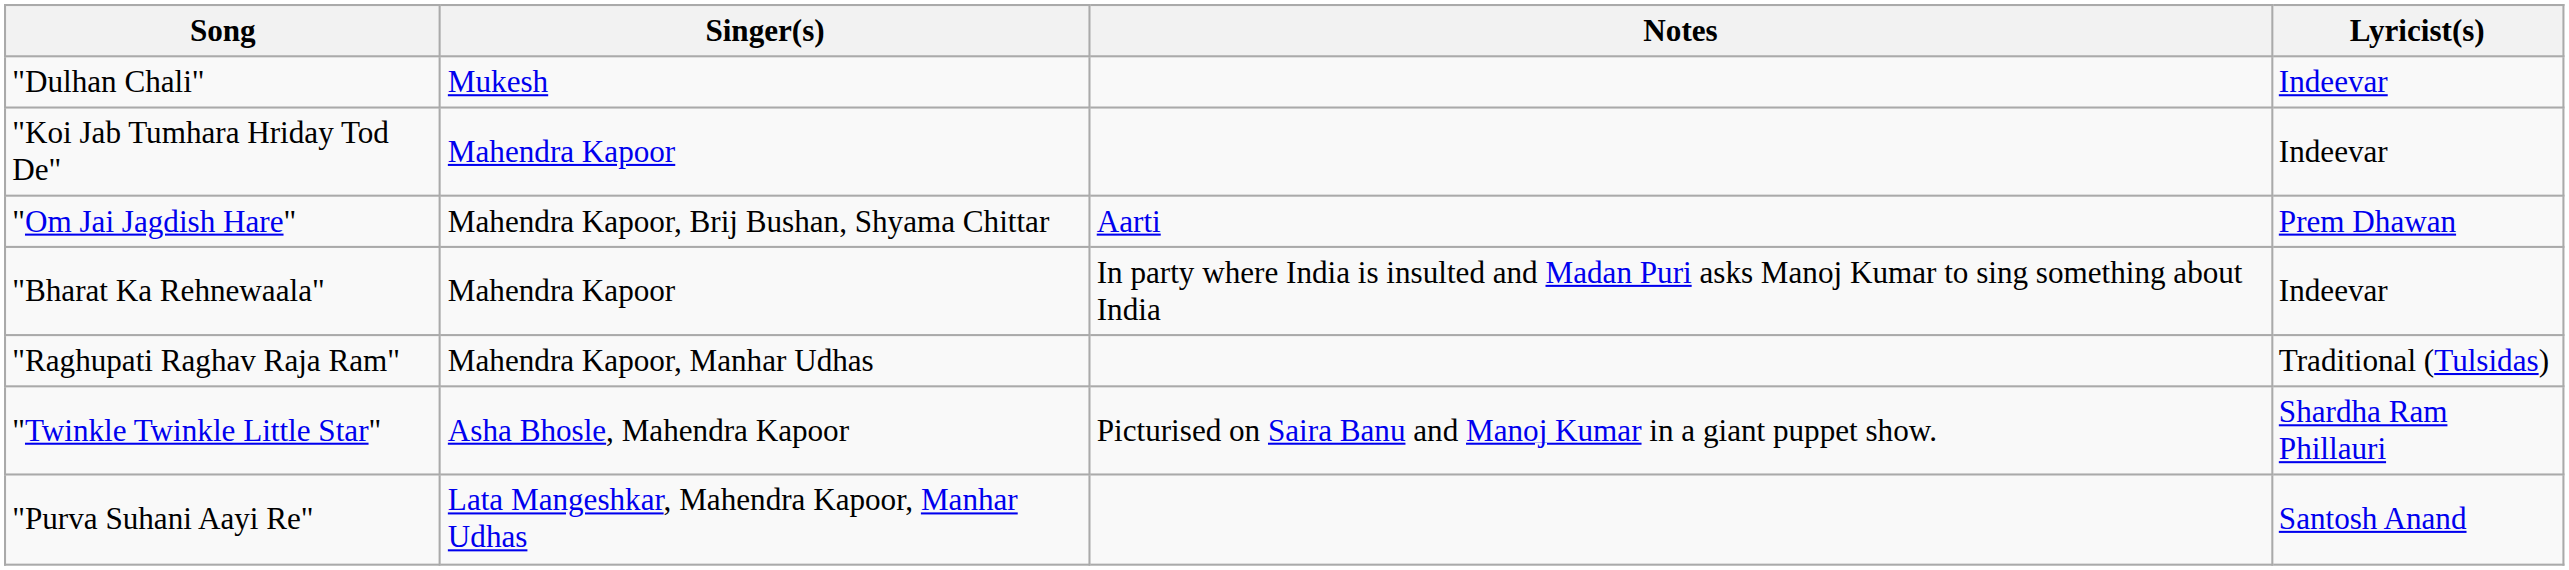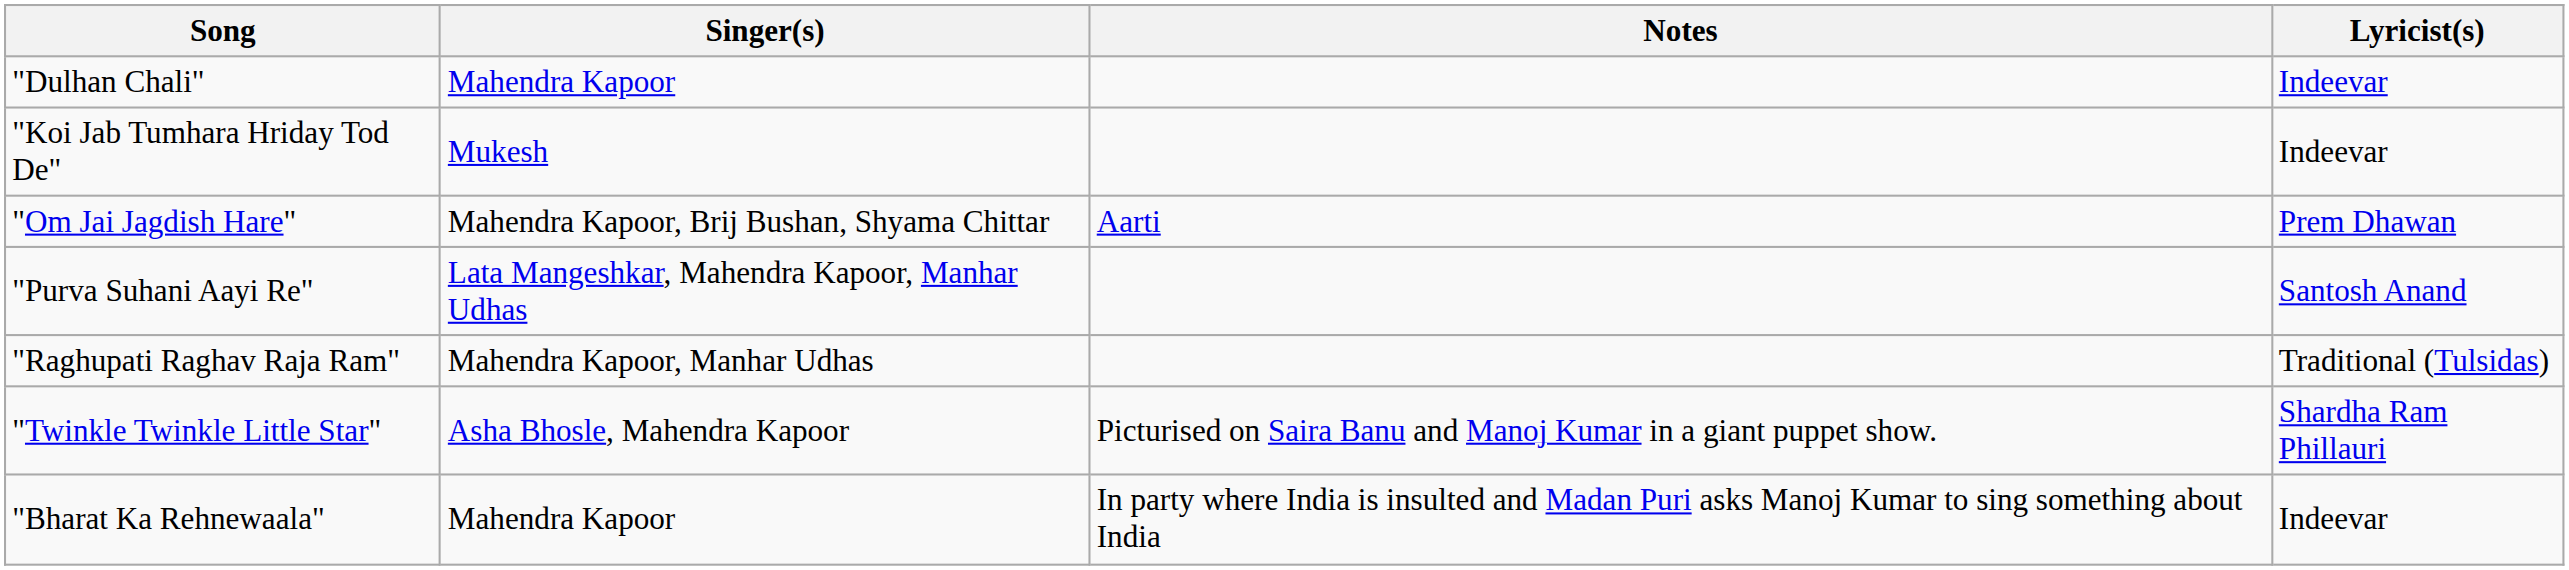(498, 81) Mukesh -> (562, 81) Mahendra Kapoor
(562, 151) Mahendra Kapoor -> (498, 151) Mukesh
rows swapped: (163, 519) <-> (168, 291)
